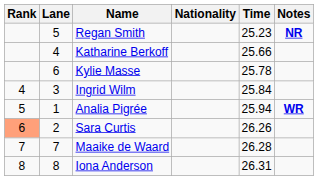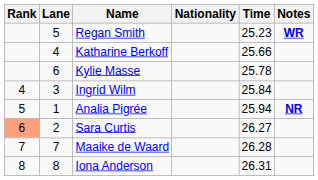(294, 33) NR -> (294, 33) WR
(294, 109) WR -> (294, 109) NR
(257, 128) 26.26 -> (257, 128) 26.27
